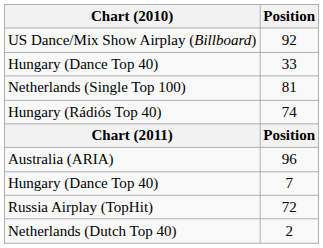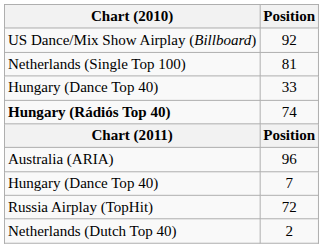rows swapped: (289, 87) <-> (289, 64)
(85, 111) normal -> (89, 111) bold
